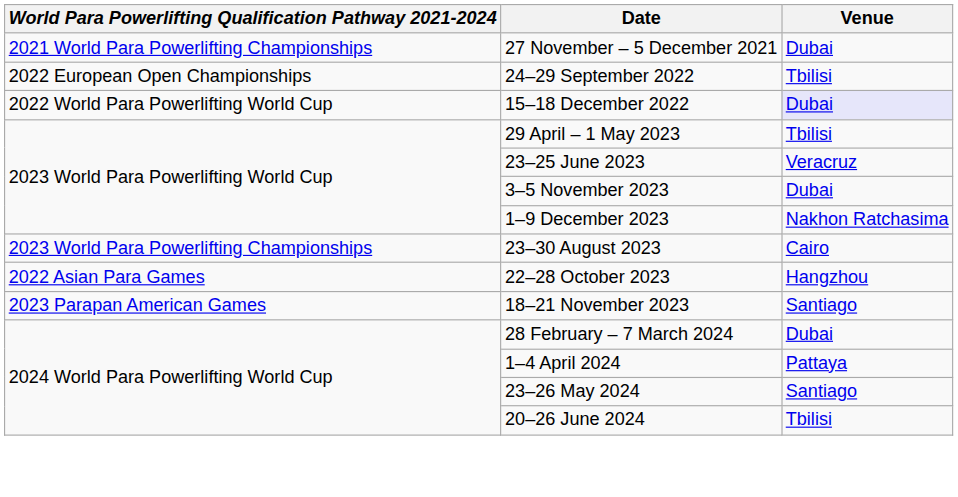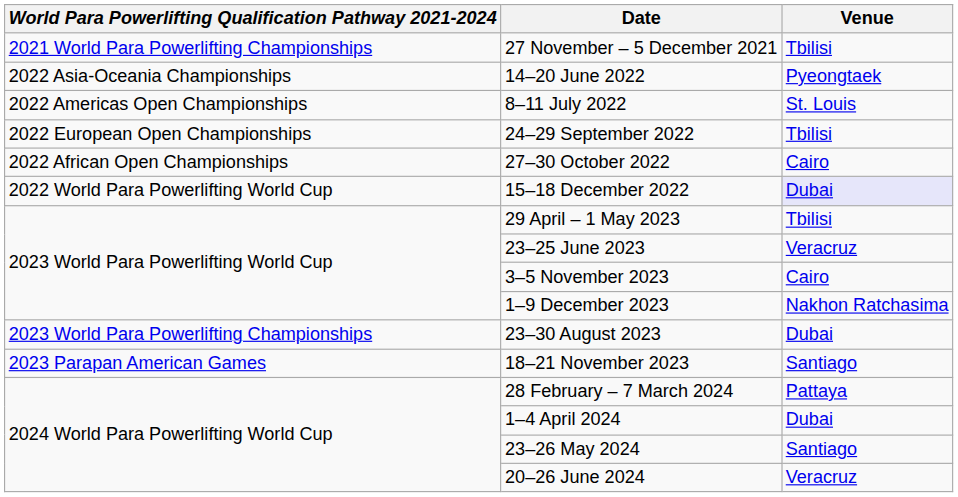(809, 47) Dubai -> (809, 47) Tbilisi
+ row: (575, 76)
+ row: (566, 104)
+ row: (587, 162)
(809, 190) Dubai -> (807, 276) Cairo
(807, 248) Cairo -> (809, 334) Dubai
- row: (587, 276)
(809, 334) Dubai -> (816, 391) Pattaya
(816, 362) Pattaya -> (809, 420) Dubai
(809, 420) Tbilisi -> (821, 477) Veracruz
